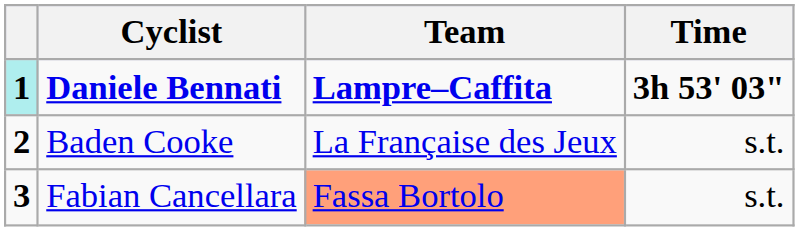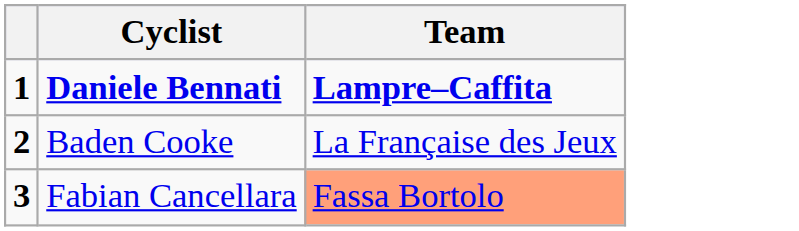- column: (709, 31)
(22, 86) paleturquoise background -> (22, 86) no background
